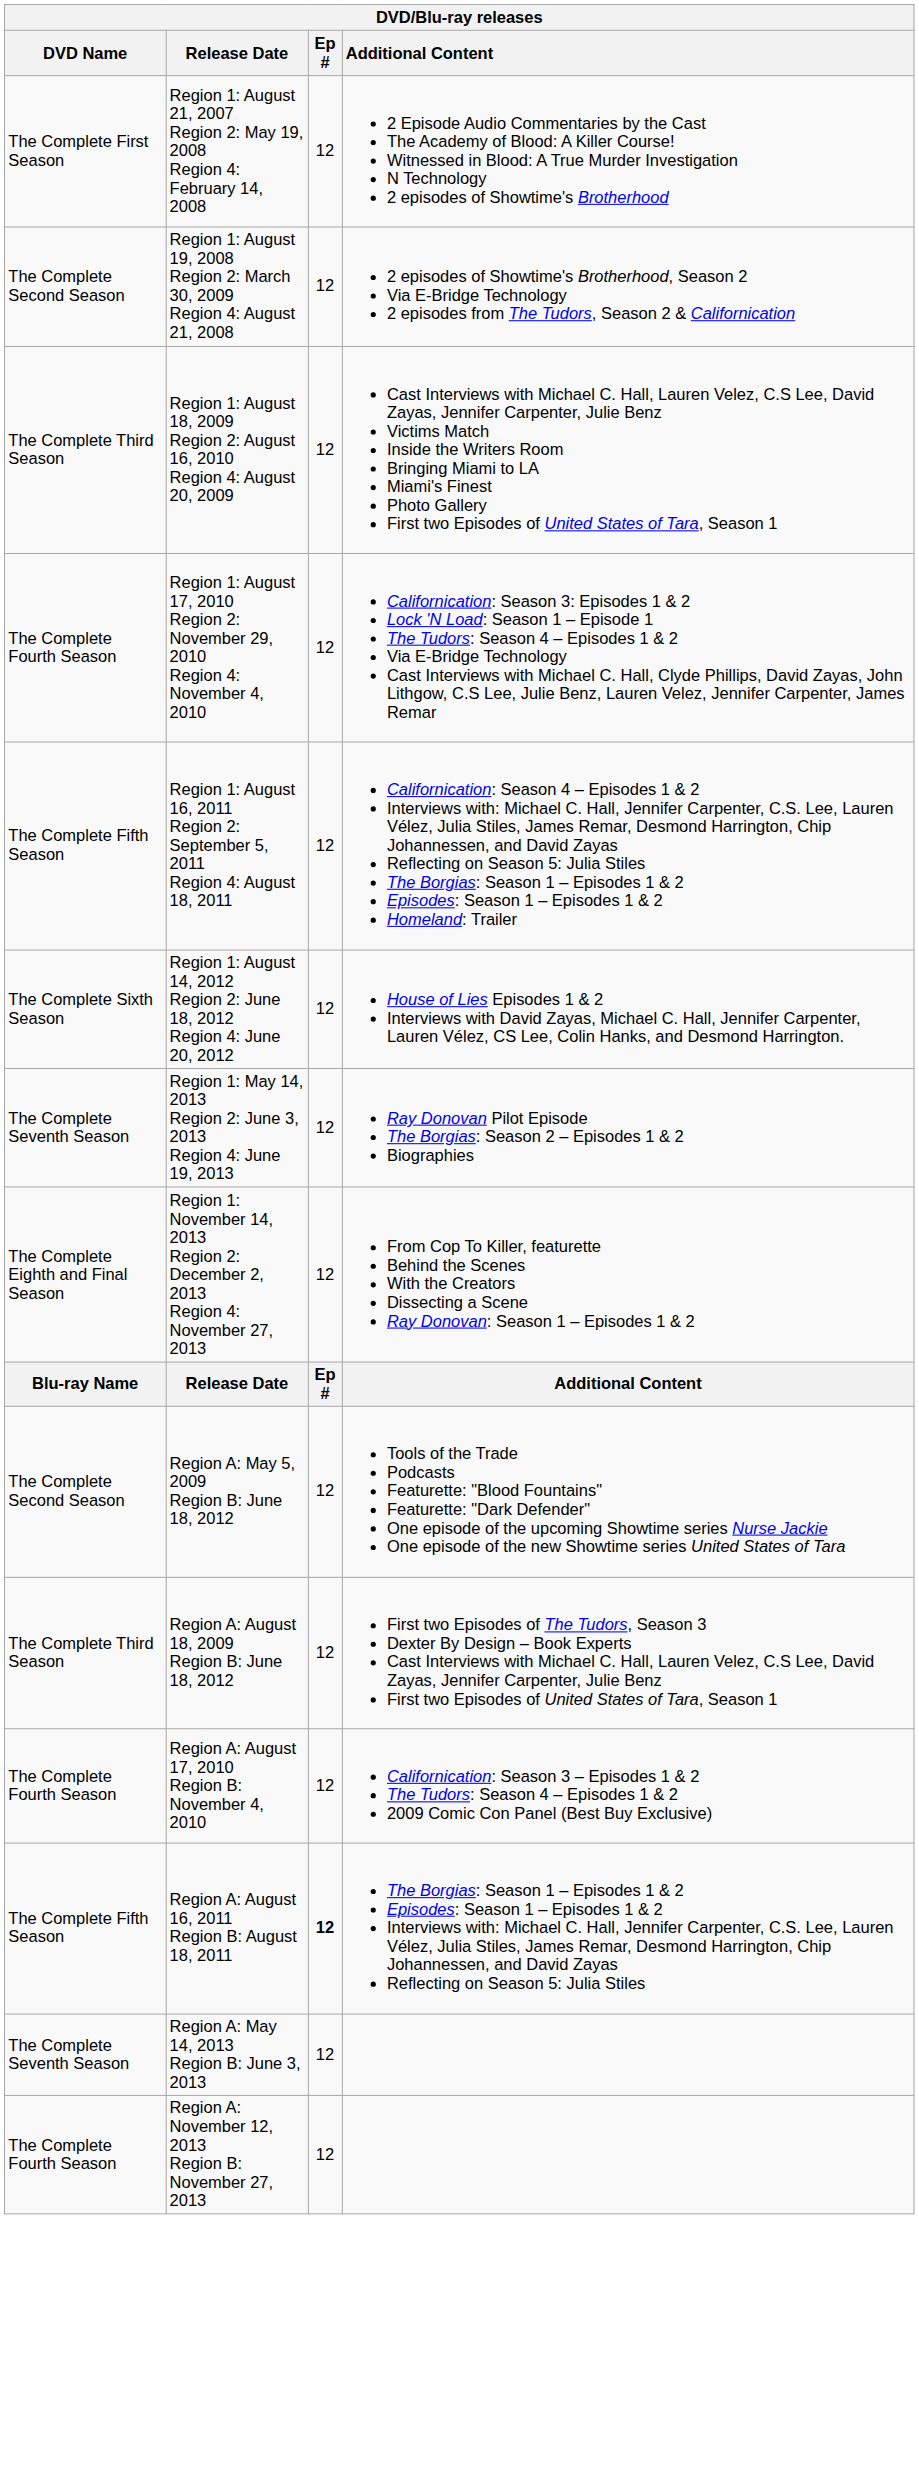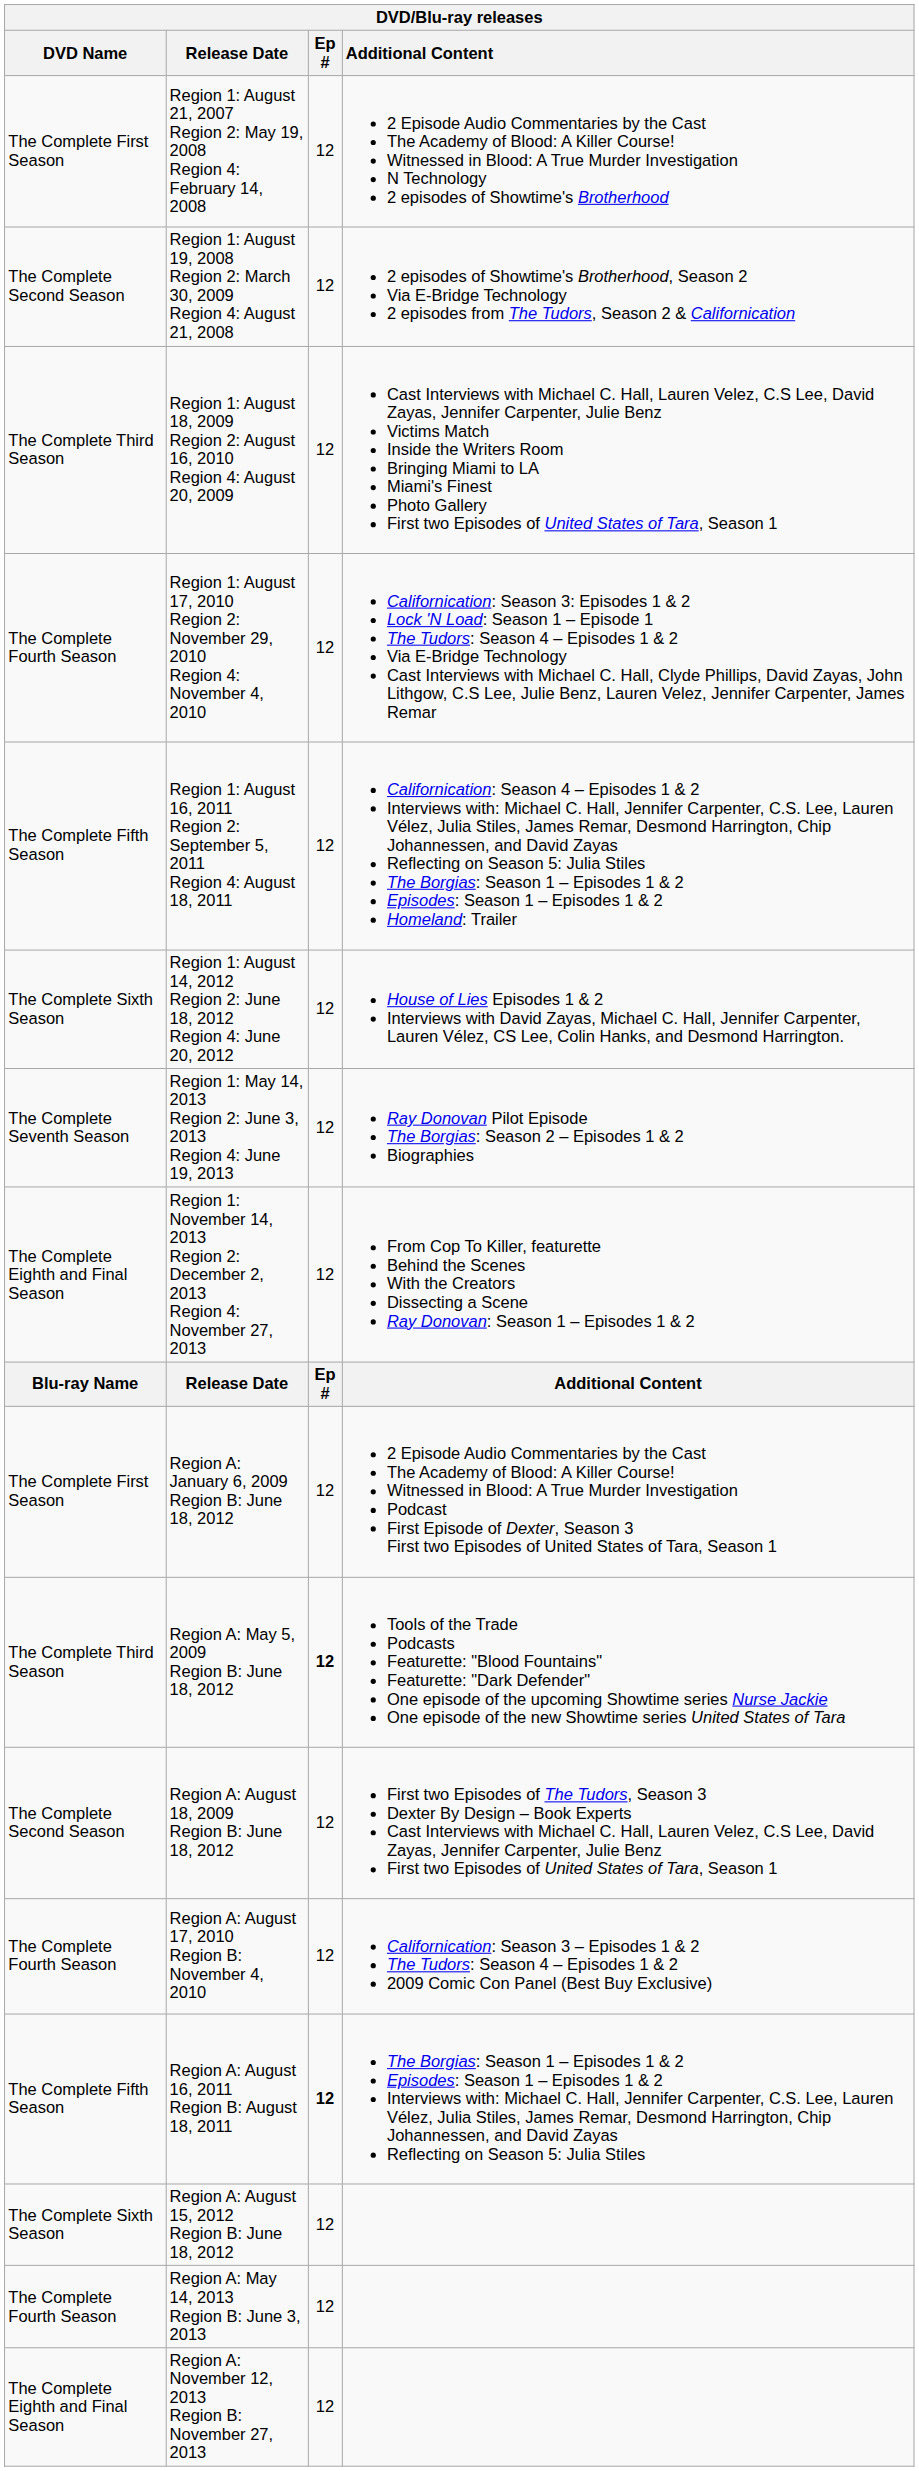+ row: (229, 1491)
(67, 1491) The Complete Second Season -> (81, 1661) The Complete Third Season
(325, 1491) normal -> (325, 1661) bold
(81, 1652) The Complete Third Season -> (67, 1823) The Complete Second Season
+ row: (233, 2224)
(69, 2054) The Complete Seventh Season -> (62, 2306) The Complete Fourth Season
(62, 2154) The Complete Fourth Season -> (68, 2406) The Complete Eighth and Final Season
